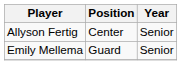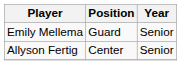rows swapped: (42, 32) <-> (45, 50)
